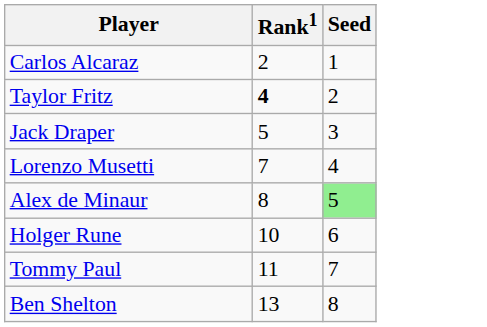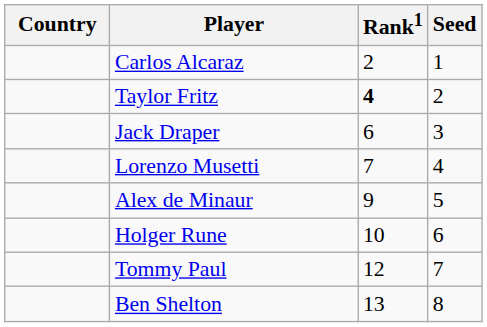+ column: (57, 24)
(263, 131) 5 -> (368, 131) 6
(263, 200) 8 -> (368, 200) 9
(333, 200) lightgreen background -> (438, 200) no background
(268, 269) 11 -> (374, 269) 12
